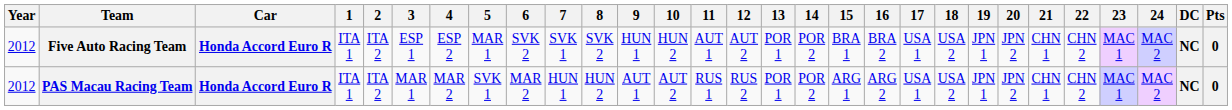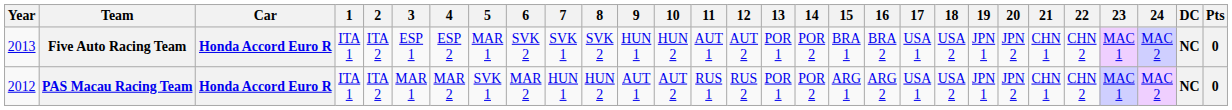(22, 46) 2012 -> (22, 46) 2013
